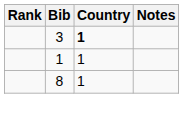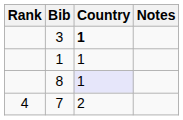(81, 81) no background -> (81, 81) lavender background
+ row: (59, 103)
